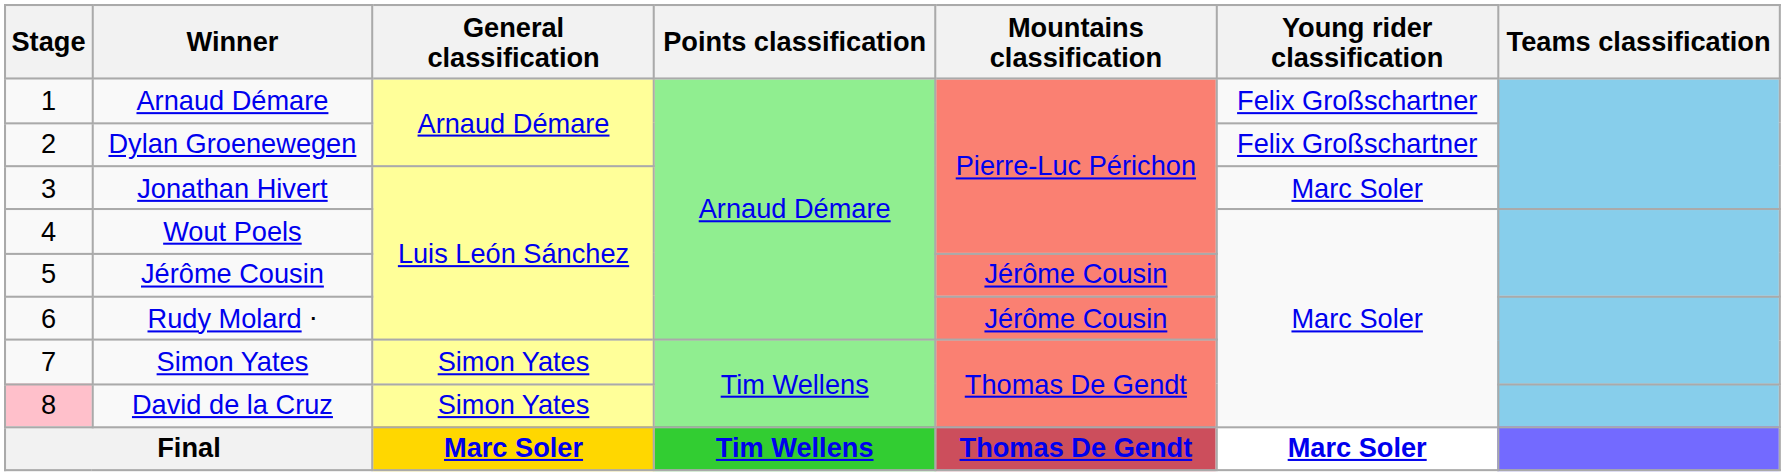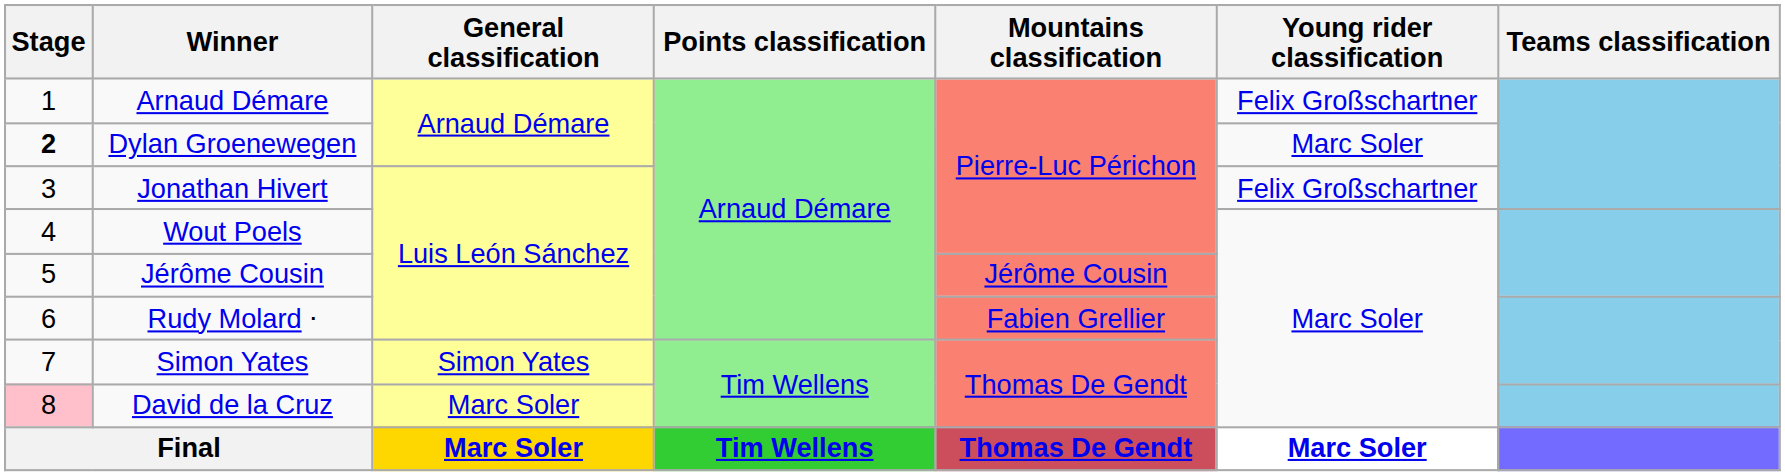(48, 145) normal -> (48, 145) bold
(1357, 145) Felix Großschartner -> (1357, 145) Marc Soler
(1357, 188) Marc Soler -> (1357, 188) Felix Großschartner
(1076, 319) Jérôme Cousin -> (1076, 319) Fabien Grellier
(514, 406) Simon Yates -> (514, 406) Marc Soler
